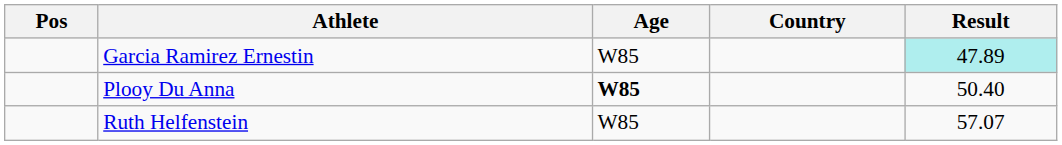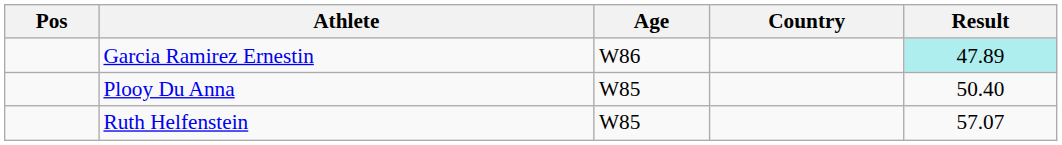(618, 55) W85 -> (620, 55) W86
(619, 88) bold -> (620, 88) normal
